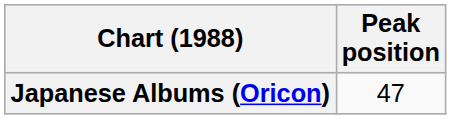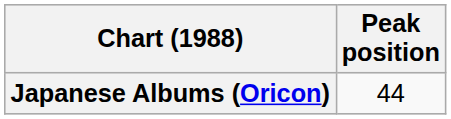(391, 93) 47 -> (391, 93) 44
